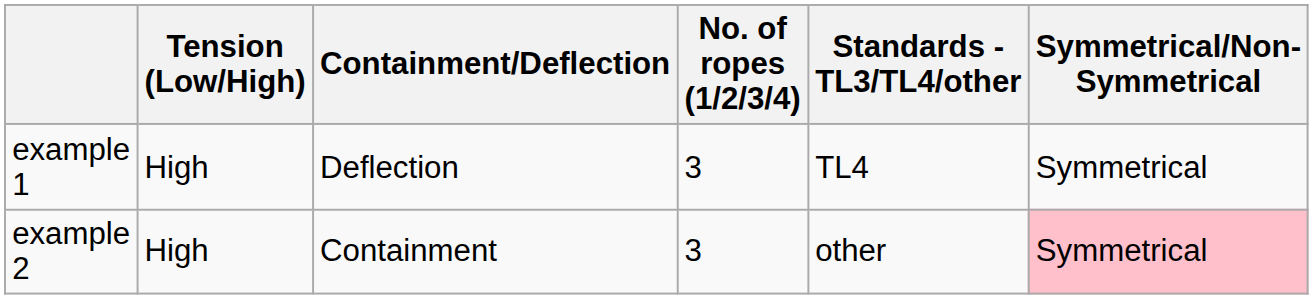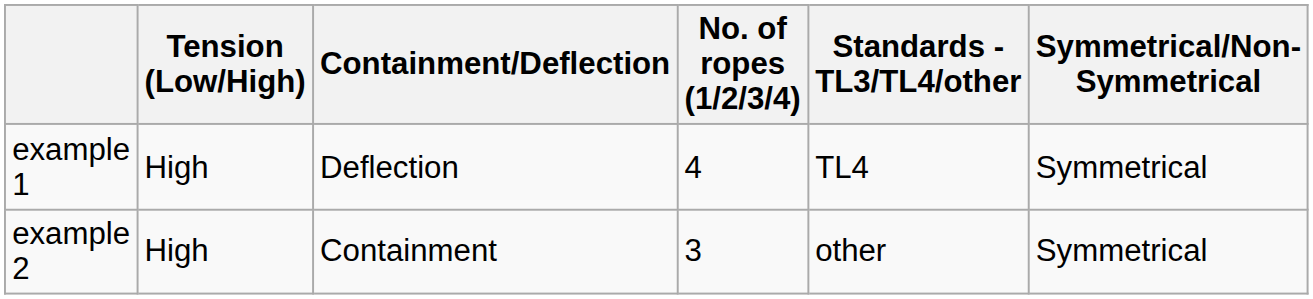(693, 166) 3 -> (693, 166) 4
(1122, 251) pink background -> (1122, 251) no background
